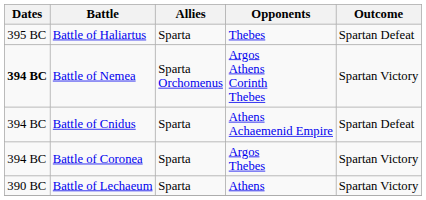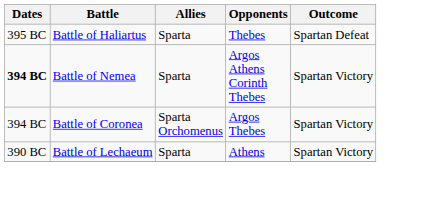(191, 75) Sparta Orchomenus -> (174, 75) Sparta
- row: (94, 124)
(174, 158) Sparta -> (191, 124) Sparta Orchomenus
